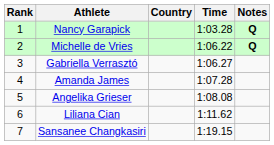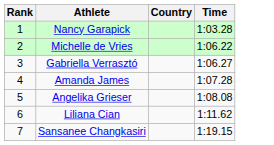- column: (252, 13)
